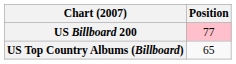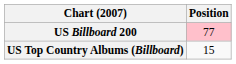(209, 50) 65 -> (209, 50) 15
